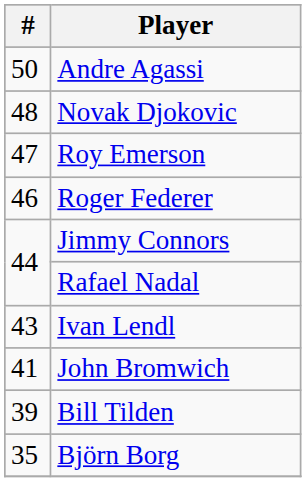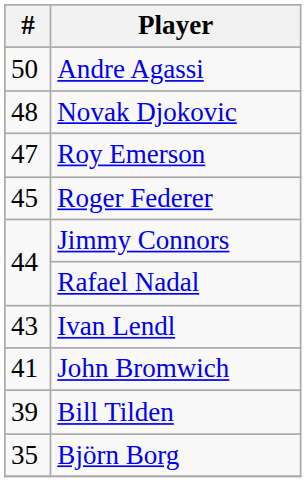(25, 197) 46 -> (25, 197) 45
